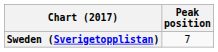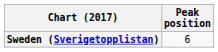(187, 39) 7 -> (187, 39) 6
